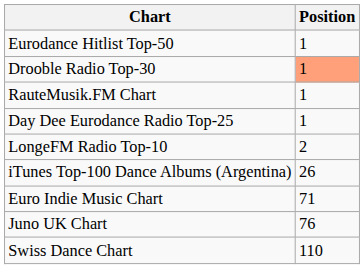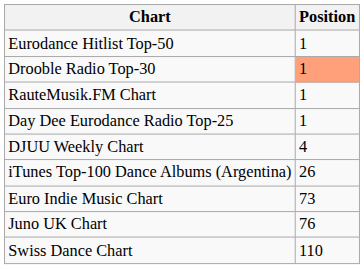- row: (88, 146)
+ row: (76, 146)
(307, 198) 71 -> (307, 198) 73
